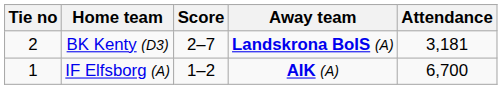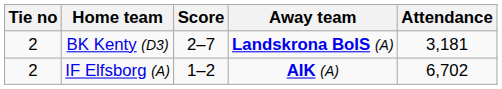(33, 71) 1 -> (33, 71) 2
(447, 71) 6,700 -> (447, 71) 6,702
